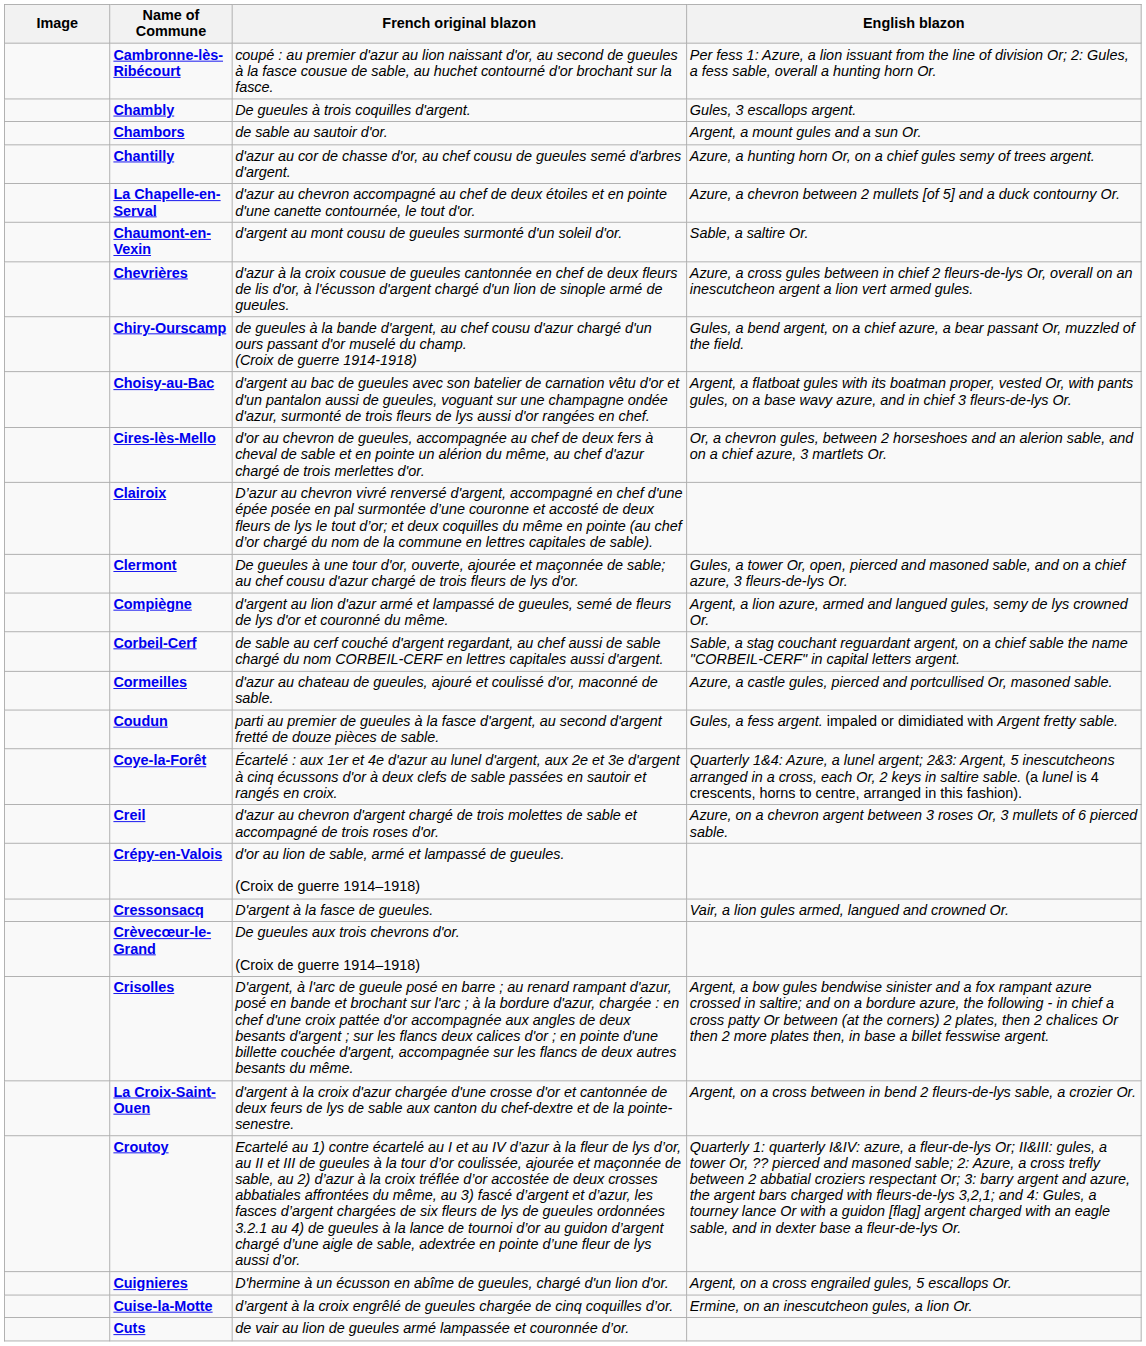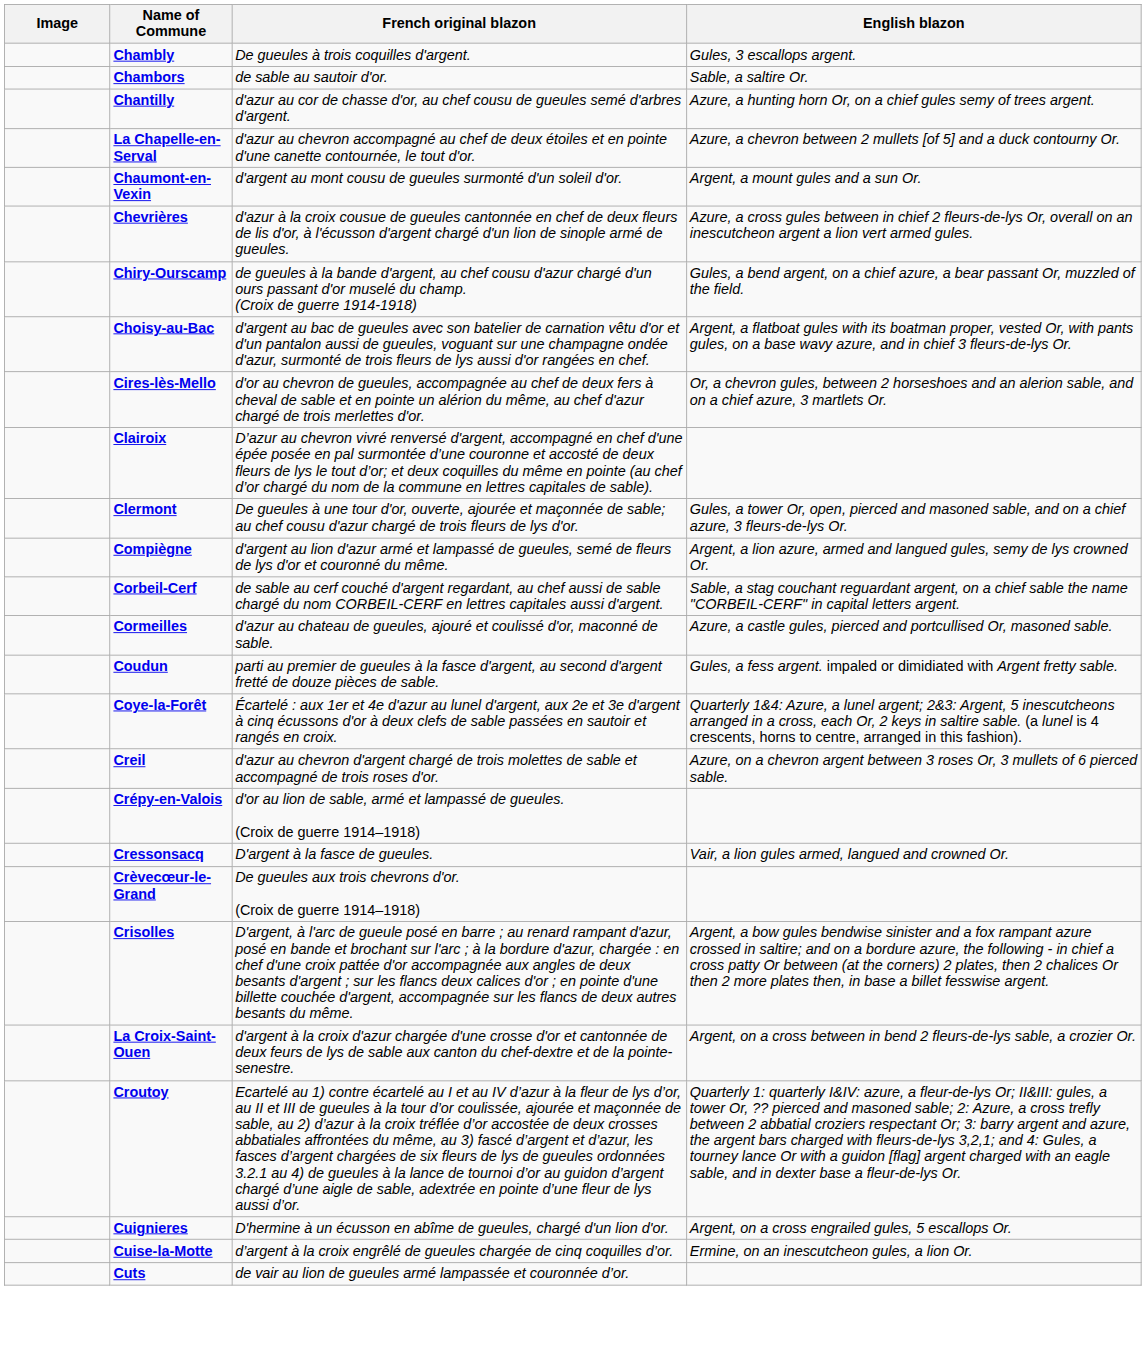- row: (168, 63)
(806, 133) Argent, a mount gules and a sun Or. -> (749, 77) Sable, a saltire Or.
(749, 233) Sable, a saltire Or. -> (806, 178) Argent, a mount gules and a sun Or.
